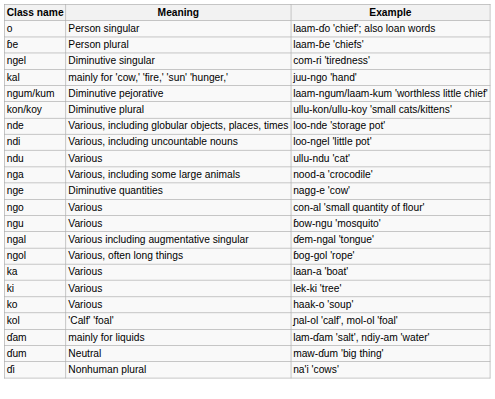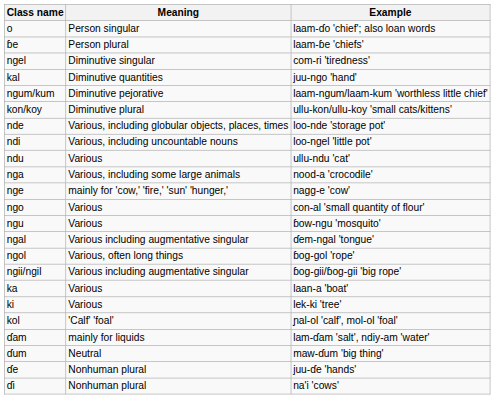(148, 77) mainly for 'cow,' 'fire,' 'sun' 'hunger,' -> (116, 77) Diminutive quantities
(116, 191) Diminutive quantities -> (148, 191) mainly for 'cow,' 'fire,' 'sun' 'hunger,'
+ row: (24, 272)
- row: (12, 304)
+ row: (12, 369)
